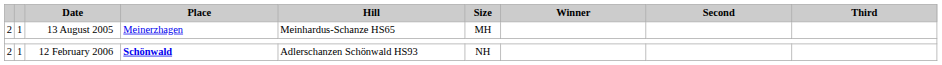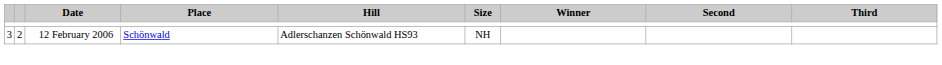- row: (83, 29)
(9, 51) 2 -> (9, 34) 3
(20, 51) 1 -> (20, 34) 2
(148, 51) bold -> (147, 34) normal
